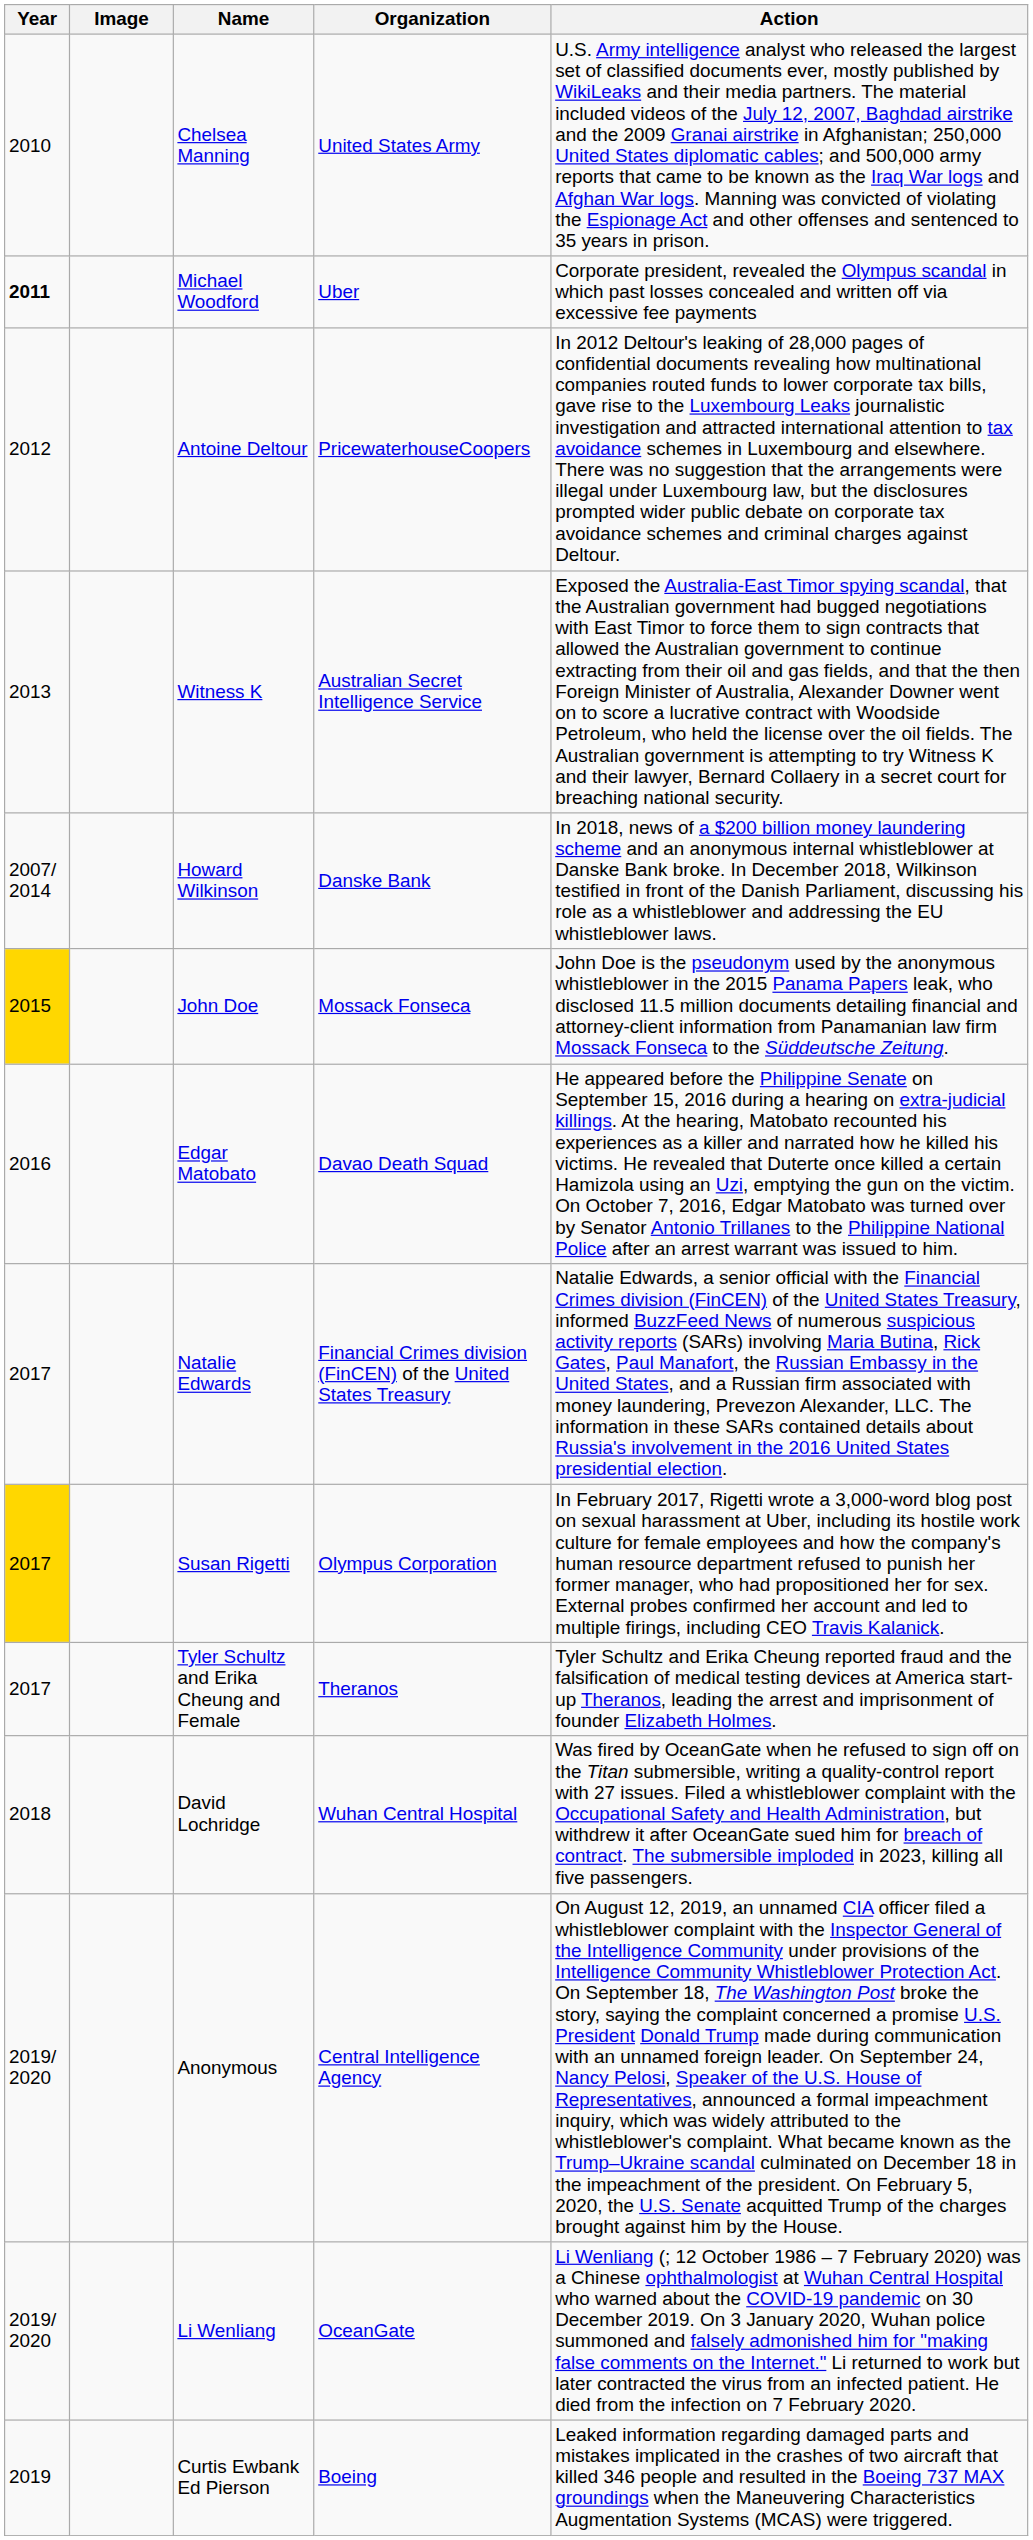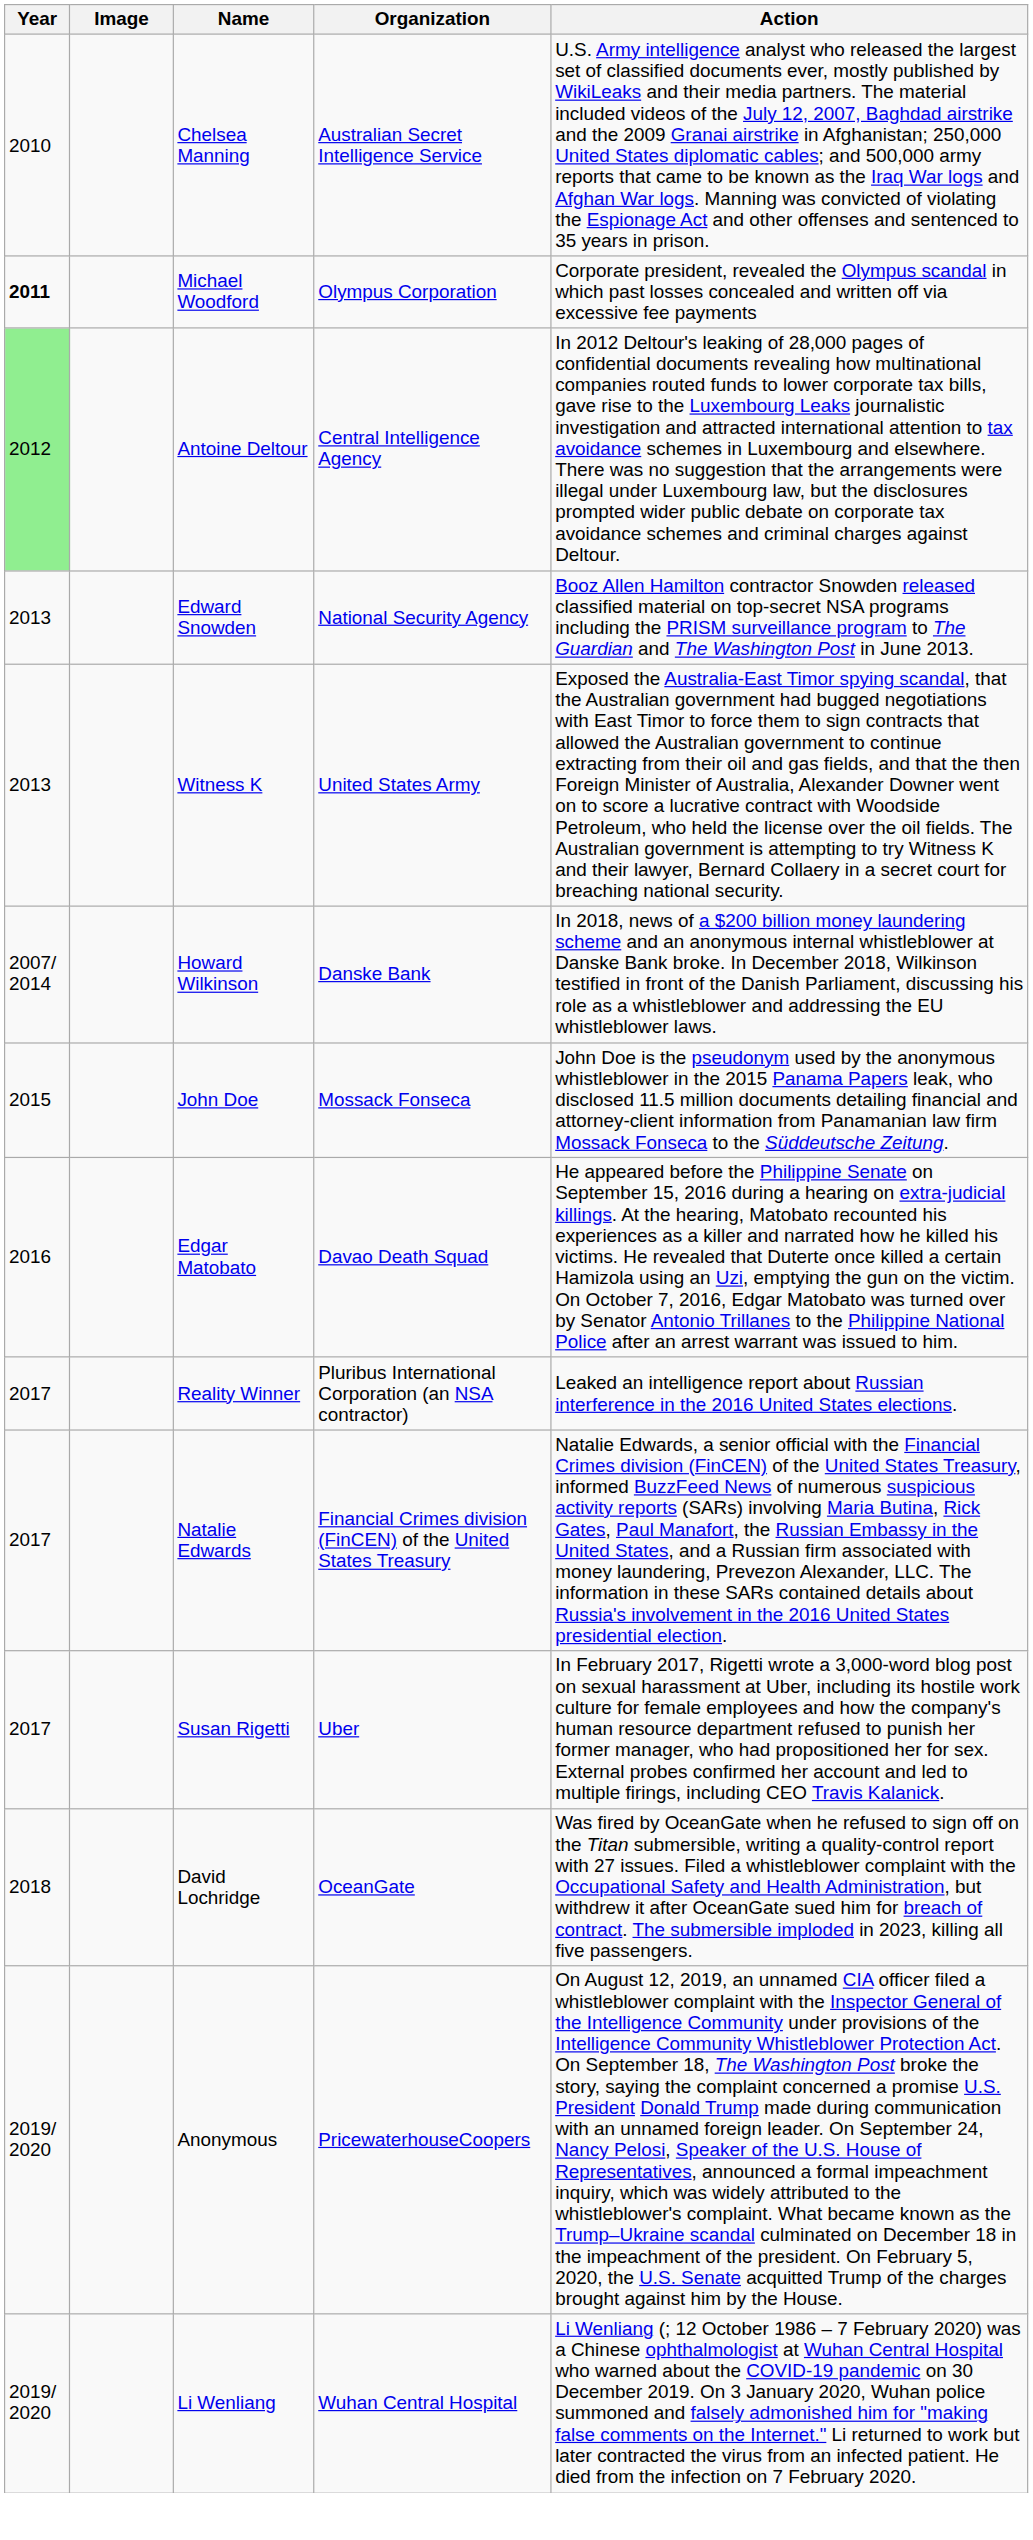(399, 144) United States Army -> (400, 144) Australian Secret Intelligence Service
(339, 291) Uber -> (407, 291) Olympus Corporation
(30, 449) no background -> (30, 449) lightgreen background
(424, 449) PricewaterhouseCoopers -> (399, 449) Central Intelligence Agency
+ row: (217, 617)
(400, 691) Australian Secret Intelligence Service -> (399, 785) United States Army
(30, 1006) gold background -> (30, 1099) no background
+ row: (239, 1393)
(30, 1563) gold background -> (30, 1729) no background
(407, 1563) Olympus Corporation -> (339, 1729) Uber
- row: (231, 1688)
(418, 1814) Wuhan Central Hospital -> (367, 1886) OceanGate
(399, 2067) Central Intelligence Agency -> (424, 2139) PricewaterhouseCoopers
(367, 2330) OceanGate -> (418, 2403) Wuhan Central Hospital
- row: (238, 2477)
